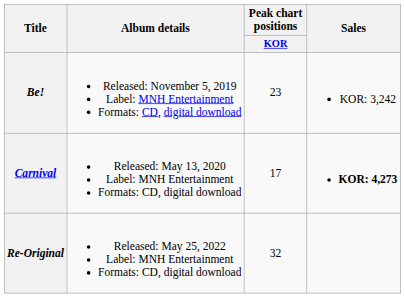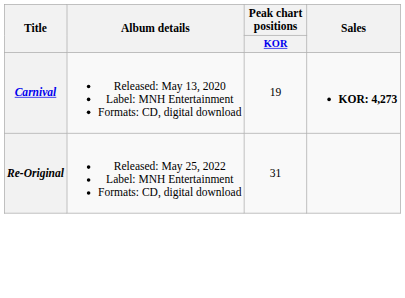- row: (36, 92)
(276, 173) 17 -> (276, 92) 19
(276, 253) 32 -> (276, 173) 31
